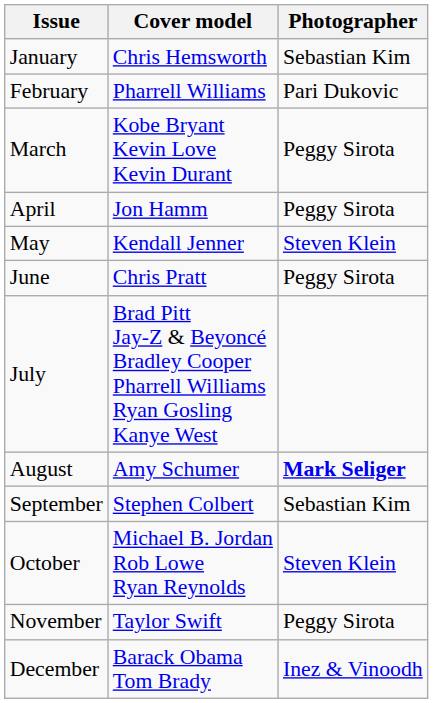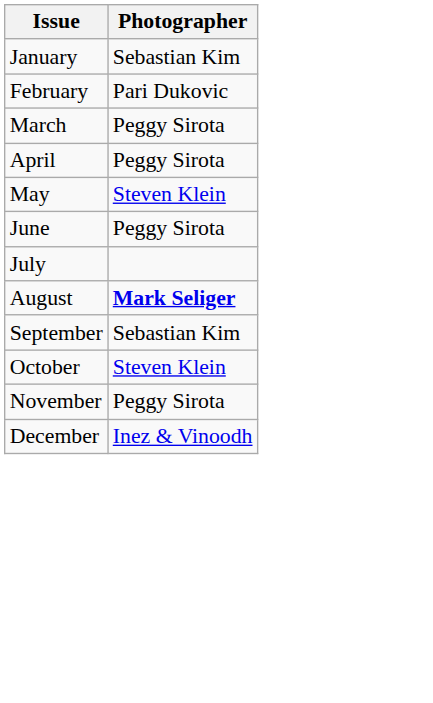- column: (193, 21)
